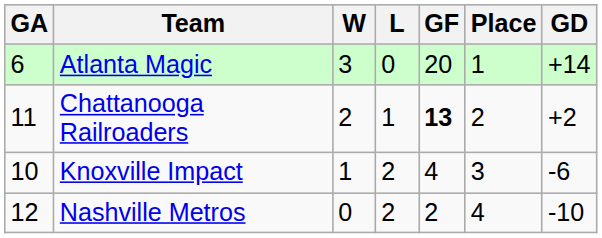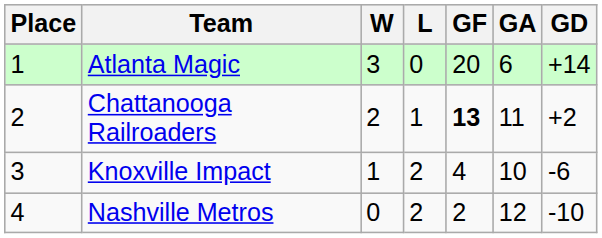columns swapped: (504, 24) <-> (29, 24)
